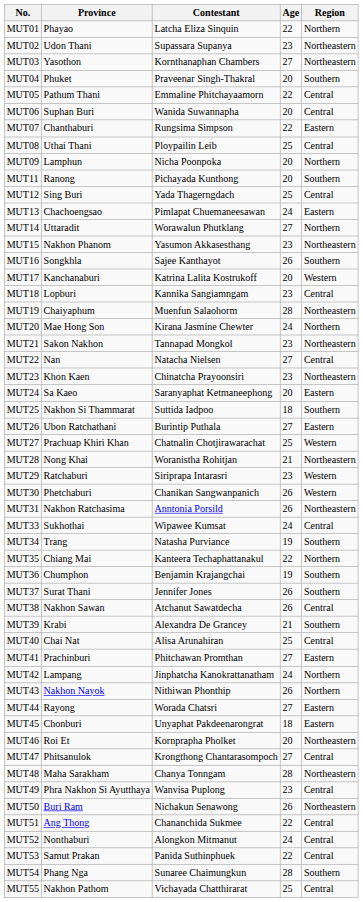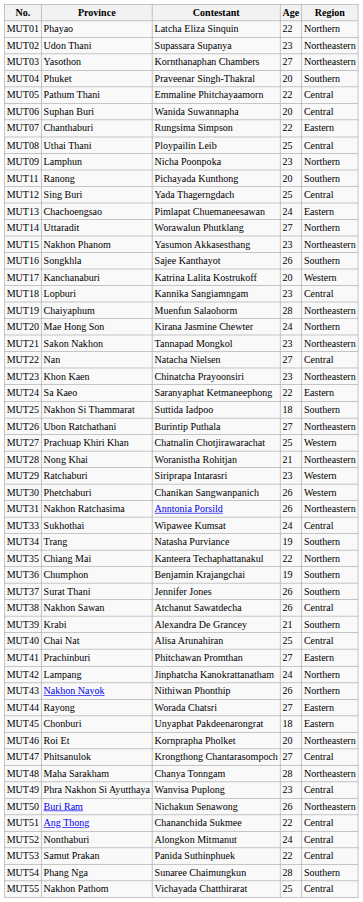(288, 161) 20 -> (288, 161) 23
(288, 393) 20 -> (288, 393) 22
(319, 426) Eastern -> (330, 426) Northeastern
